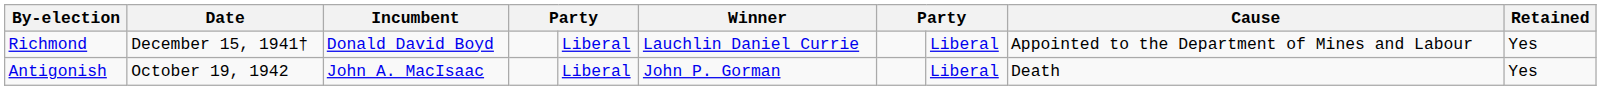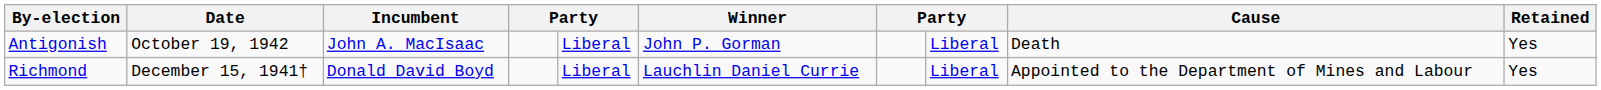rows swapped: (58, 71) <-> (48, 45)
